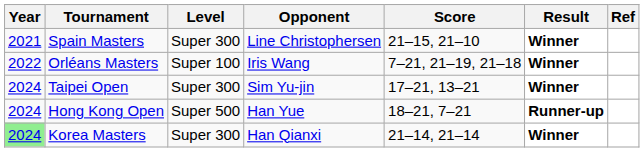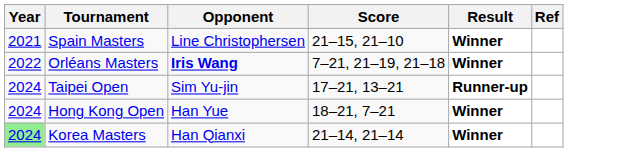- column: (206, 17)
(278, 64) normal -> (204, 64) bold
(554, 88) Winner -> (490, 88) Runner-up
(566, 111) Runner-up -> (477, 111) Winner
